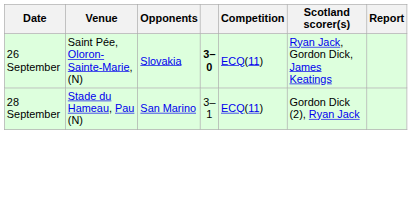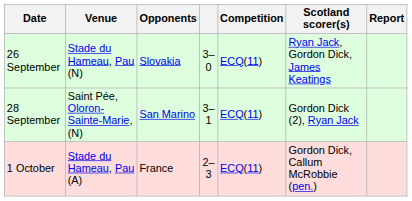(100, 60) Saint Pée, Oloron-Sainte-Marie, (N) -> (101, 60) Stade du Hameau, Pau (N)
(209, 60) bold -> (208, 60) normal
(101, 108) Stade du Hameau, Pau (N) -> (100, 114) Saint Pée, Oloron-Sainte-Marie, (N)
+ row: (31, 168)
